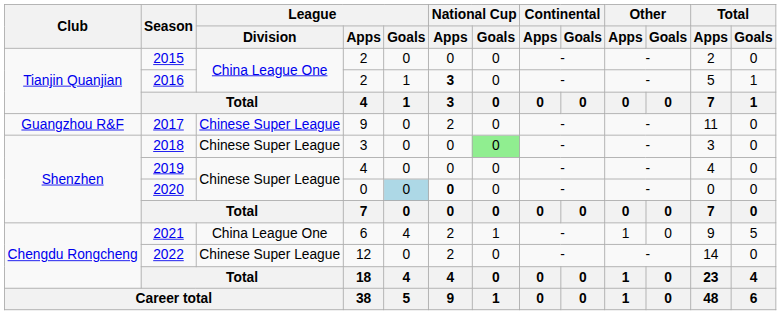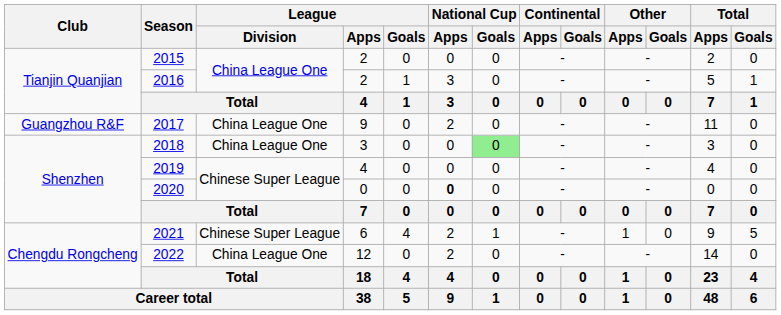(450, 80) bold -> (450, 80) normal
(270, 124) Chinese Super League -> (270, 124) China League One
(270, 146) Chinese Super League -> (270, 146) China League One
(406, 189) lightblue background -> (406, 189) no background
(270, 233) China League One -> (270, 233) Chinese Super League
(270, 255) Chinese Super League -> (270, 255) China League One
